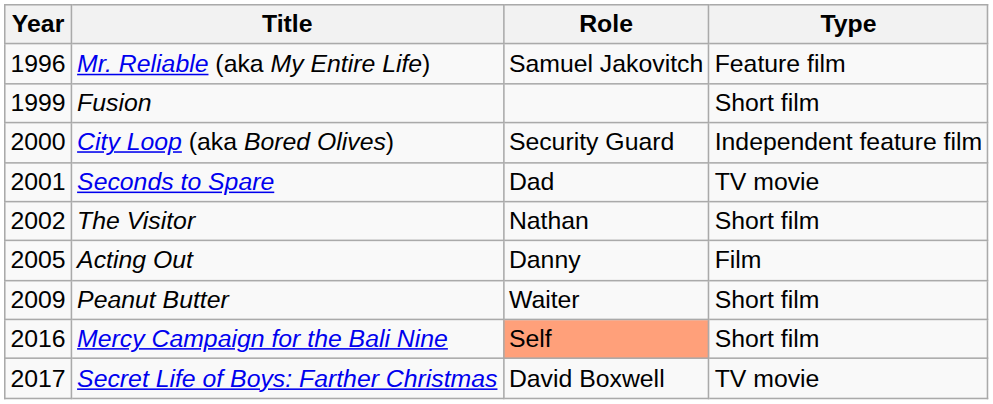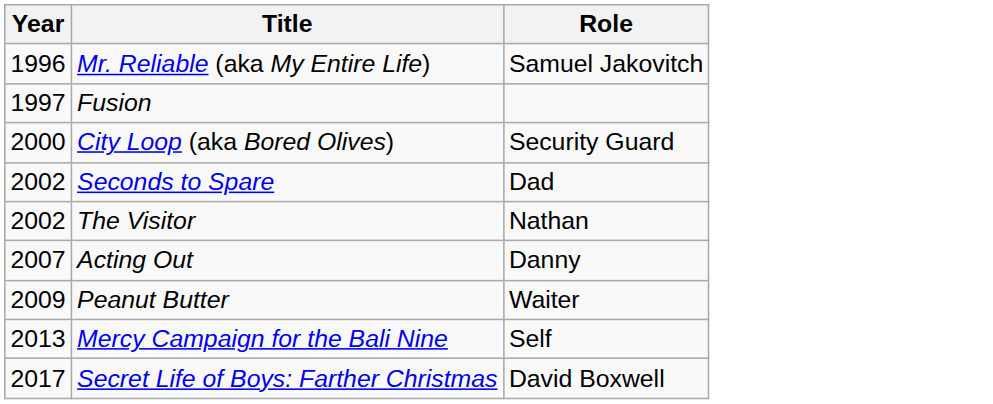- column: (848, 24)
(38, 102) 1999 -> (38, 102) 1997
(38, 181) 2001 -> (38, 181) 2002
(38, 260) 2005 -> (38, 260) 2007
(38, 338) 2016 -> (38, 338) 2013
(530, 338) lightsalmon background -> (530, 338) no background
